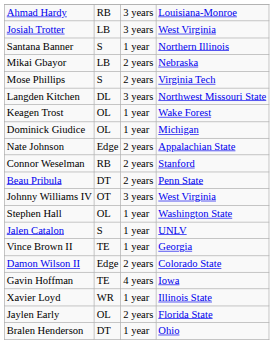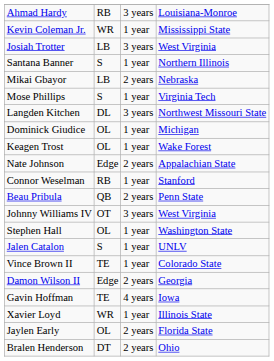+ row: (46, 29)
(138, 79) 2 years -> (136, 96) 1 year
rows swapped: (46, 130) <-> (35, 113)
(138, 163) 2 years -> (136, 180) 1 year
(104, 180) DT -> (104, 197) QB
(175, 247) Georgia -> (190, 264) Colorado State
(190, 264) Colorado State -> (175, 280) Georgia
(136, 331) 1 year -> (138, 347) 2 years
